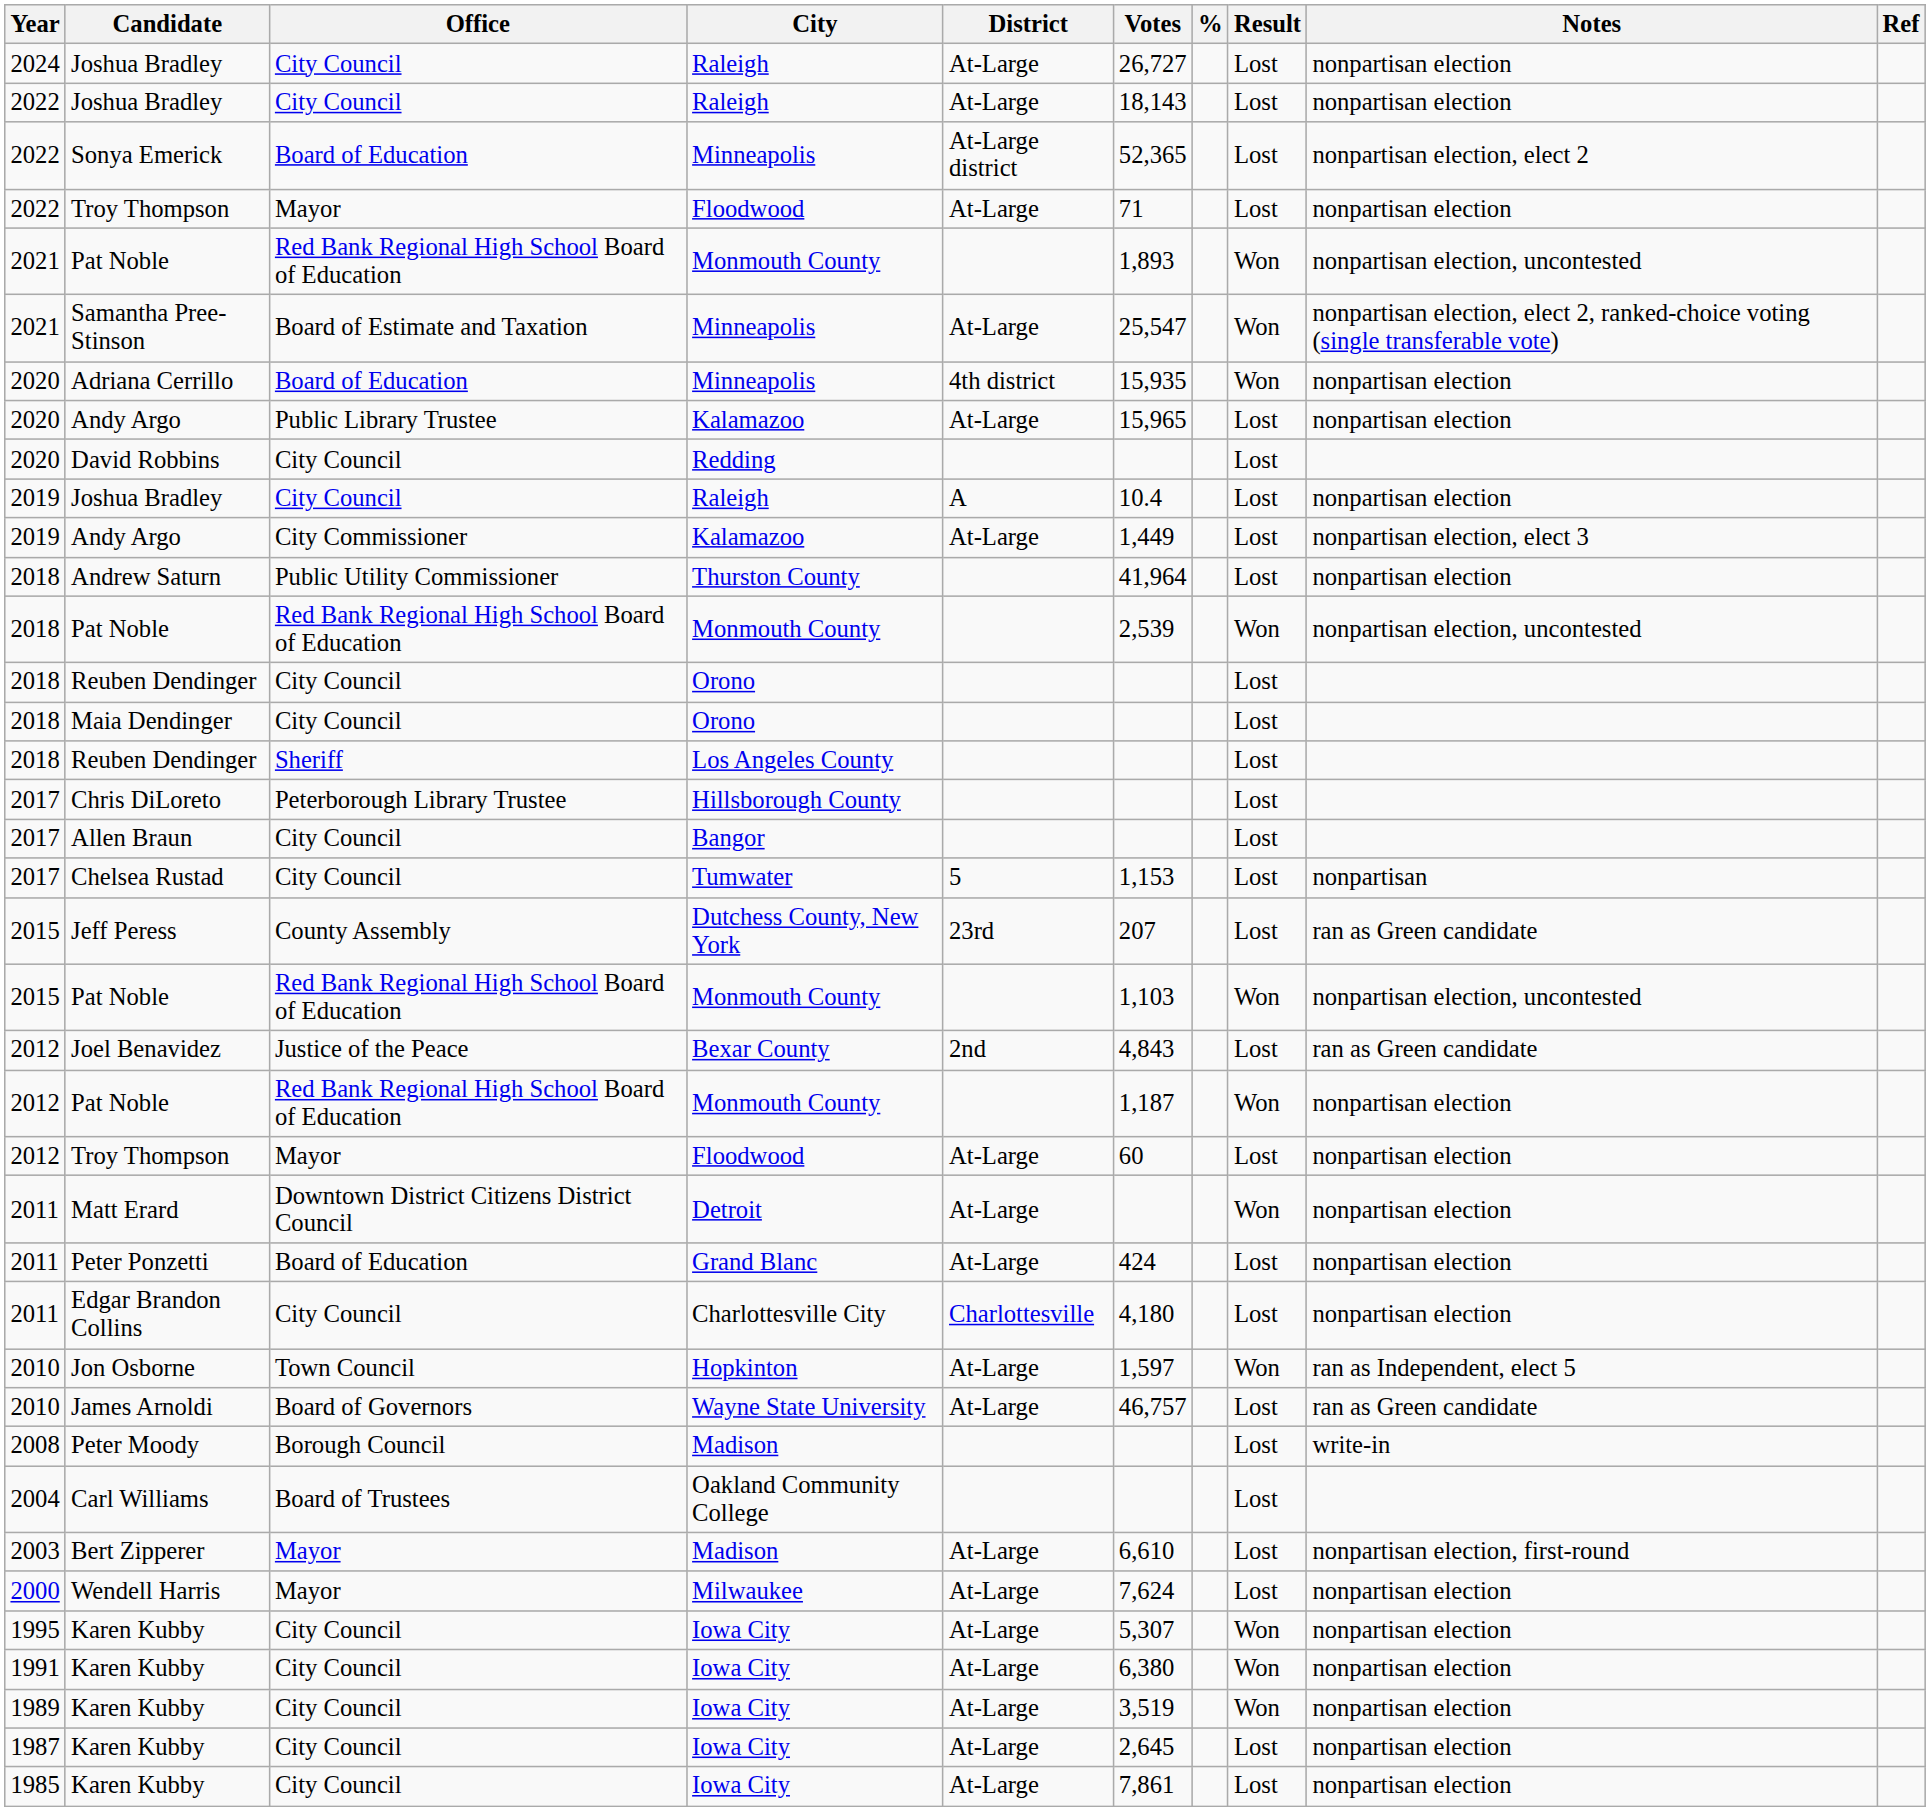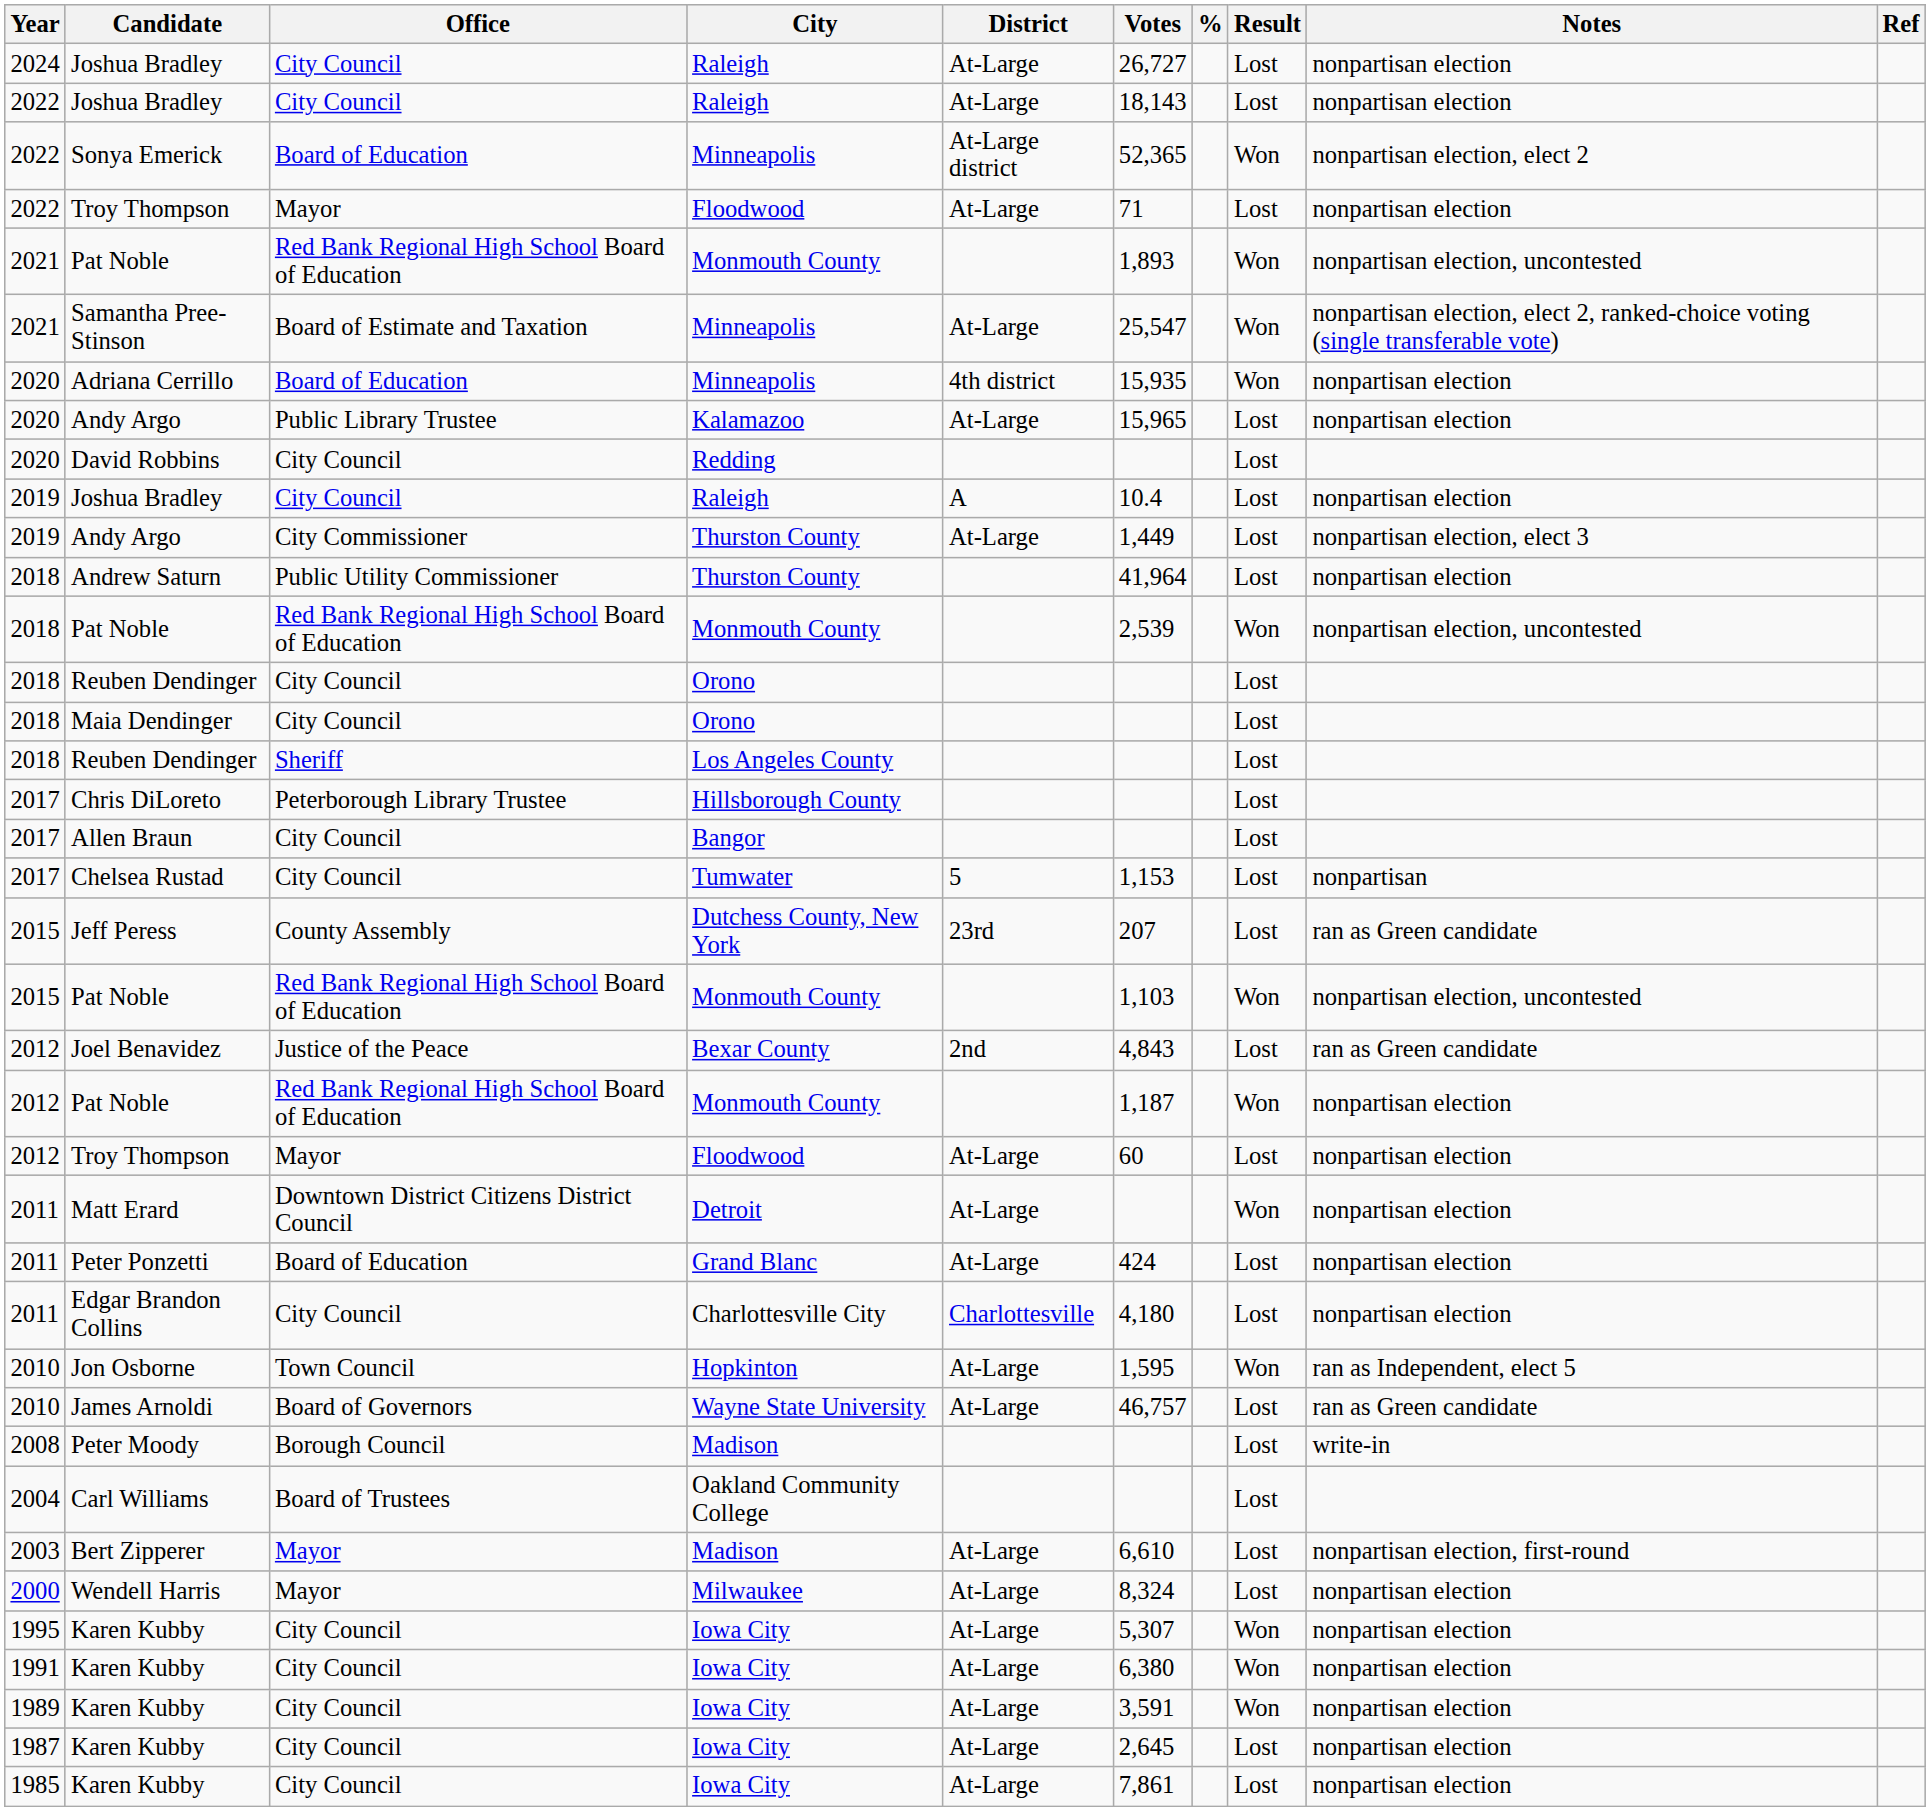(1256, 155) Lost -> (1257, 155) Won
(748, 537) Kalamazoo -> (776, 537) Thurston County
(1147, 1367) 1,597 -> (1147, 1367) 1,595
(1147, 1590) 7,624 -> (1147, 1590) 8,324
(1147, 1708) 3,519 -> (1147, 1708) 3,591
